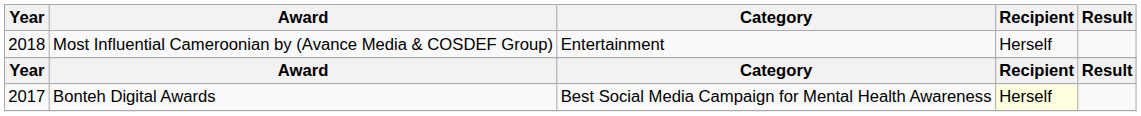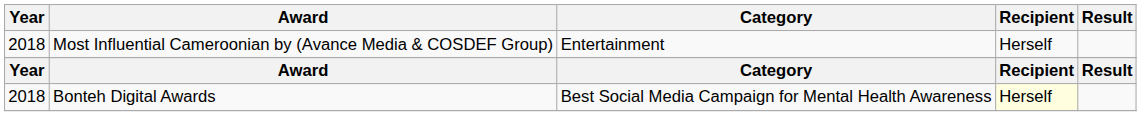(27, 96) 2017 -> (27, 96) 2018
